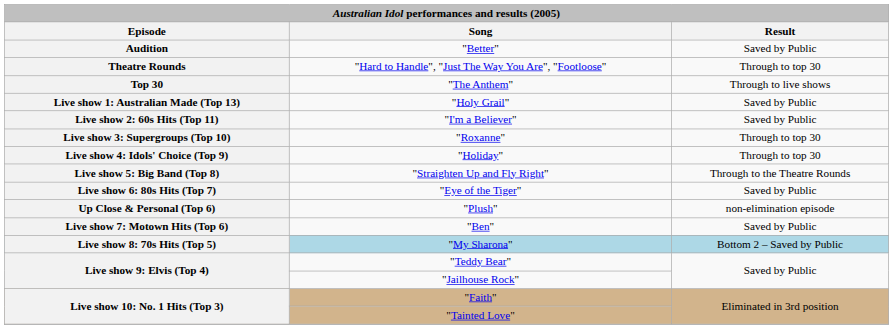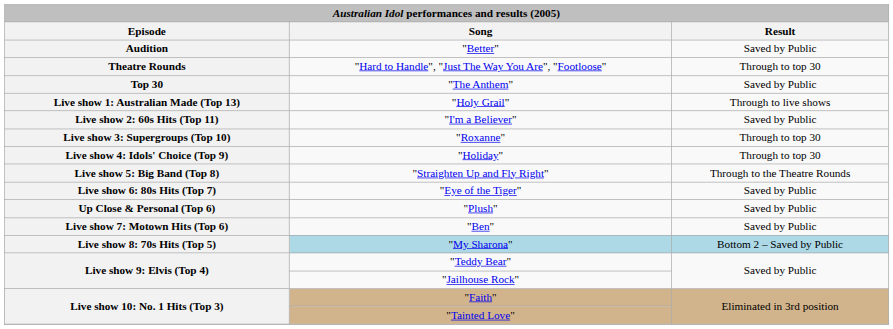(780, 84) Through to live shows -> (780, 84) Saved by Public
(780, 102) Saved by Public -> (780, 102) Through to live shows
(780, 208) non-elimination episode -> (780, 208) Saved by Public
